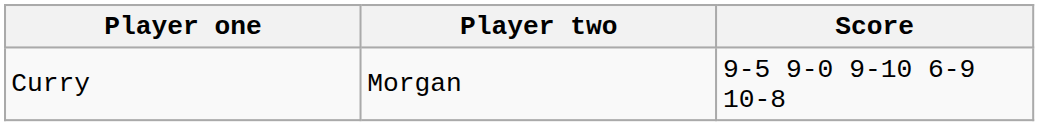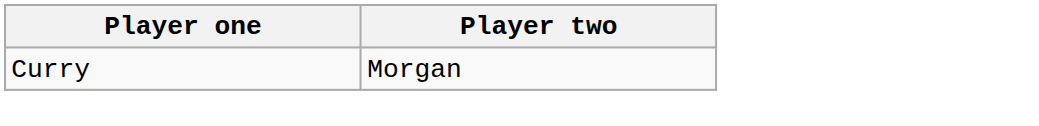- column: (875, 26)
